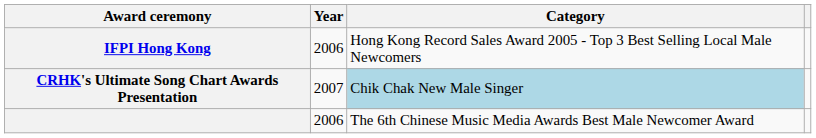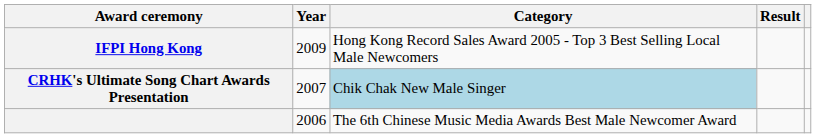+ column: (780, 16)
(329, 48) 2006 -> (311, 48) 2009
